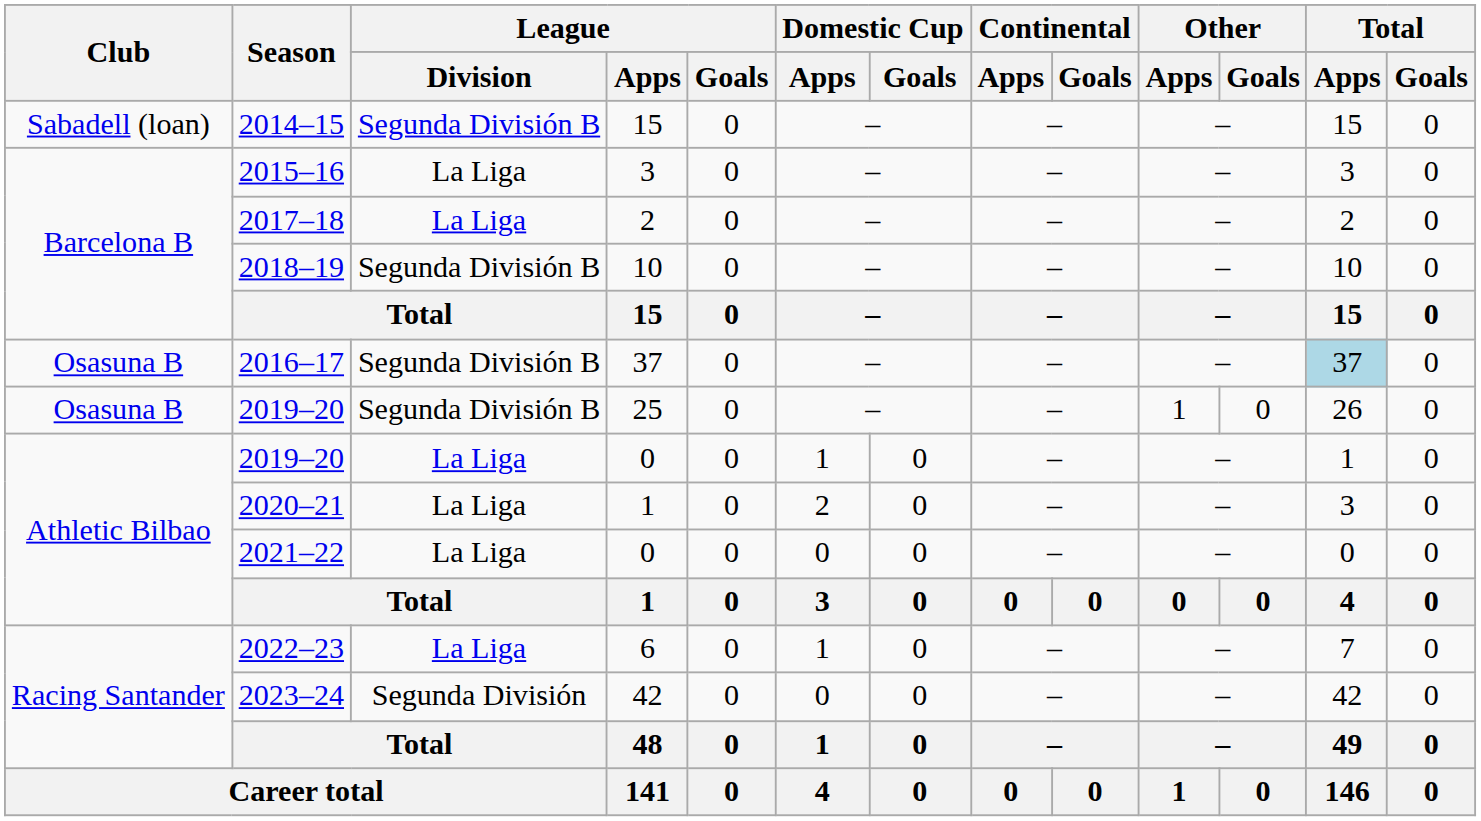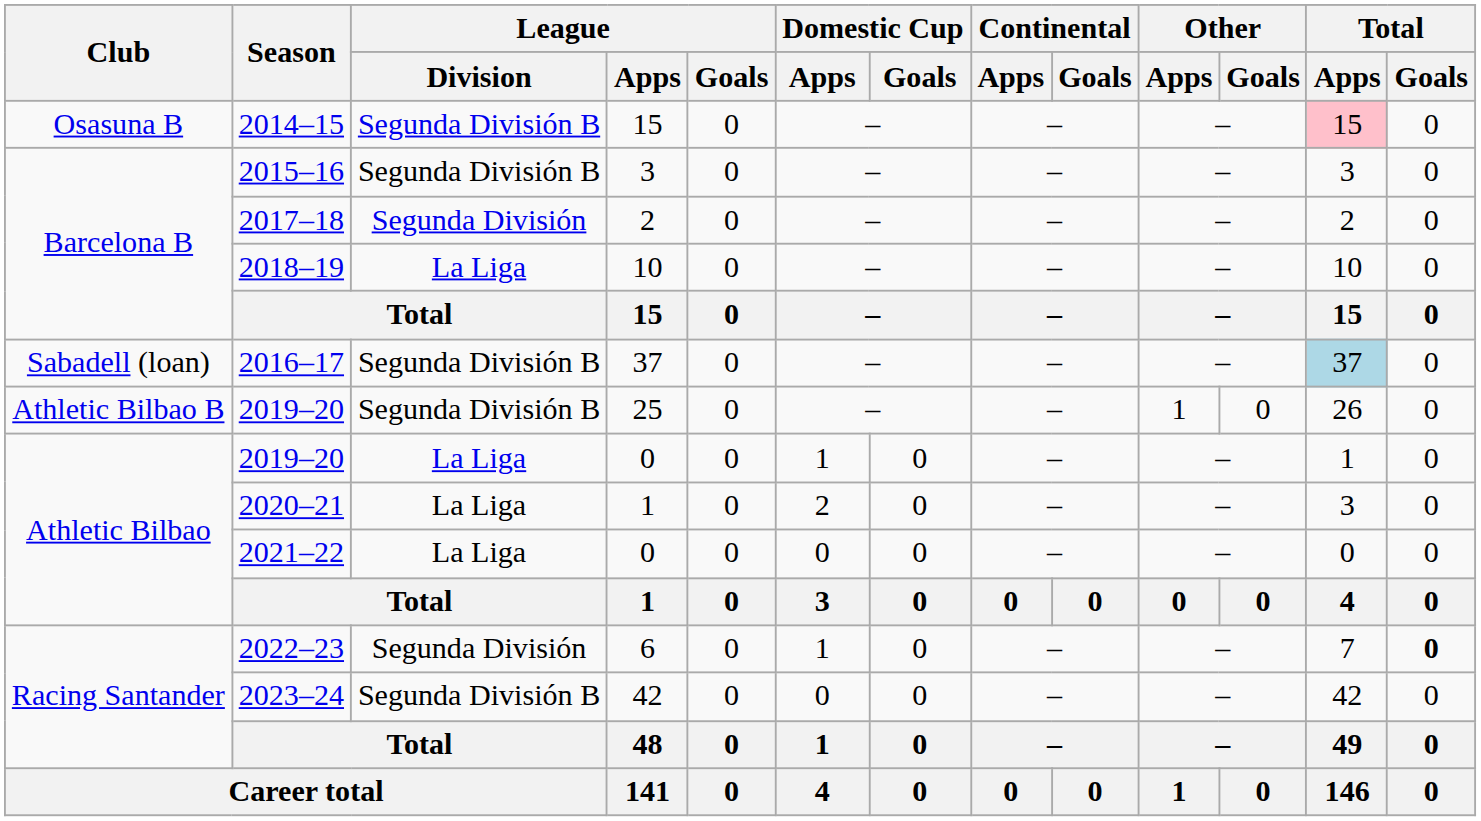(118, 123) Sabadell (loan) -> (118, 123) Osasuna B
(1347, 123) no background -> (1347, 123) pink background
(479, 171) La Liga -> (479, 171) Segunda División B
(479, 219) La Liga -> (479, 219) Segunda División
(479, 266) Segunda División B -> (479, 266) La Liga
(118, 362) Osasuna B -> (118, 362) Sabadell (loan)
(118, 409) Osasuna B -> (118, 409) Athletic Bilbao B
(479, 648) La Liga -> (479, 648) Segunda División
(1431, 648) normal -> (1431, 648) bold
(479, 696) Segunda División -> (479, 696) Segunda División B
